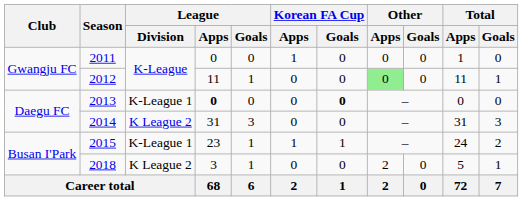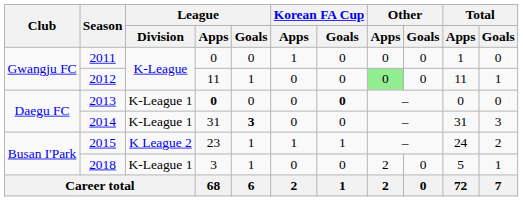(160, 121) K League 2 -> (160, 121) K-League 1
(251, 121) normal -> (251, 121) bold
(160, 143) K-League 1 -> (160, 143) K League 2
(160, 164) K League 2 -> (160, 164) K-League 1
